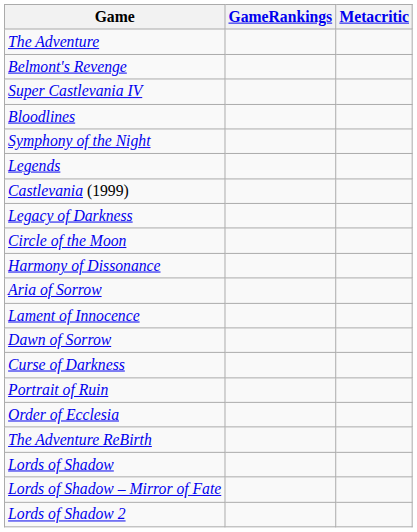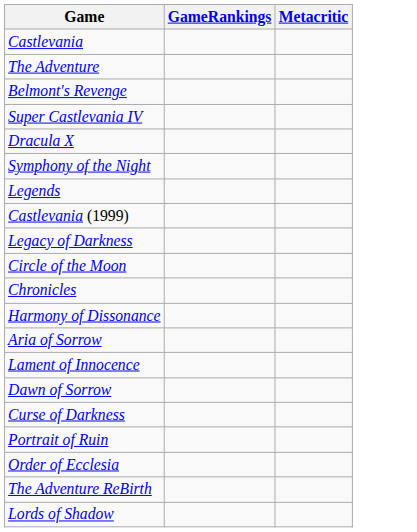+ row: (46, 41)
- row: (42, 116)
+ row: (41, 141)
+ row: (42, 290)
- row: (115, 489)
- row: (67, 514)
